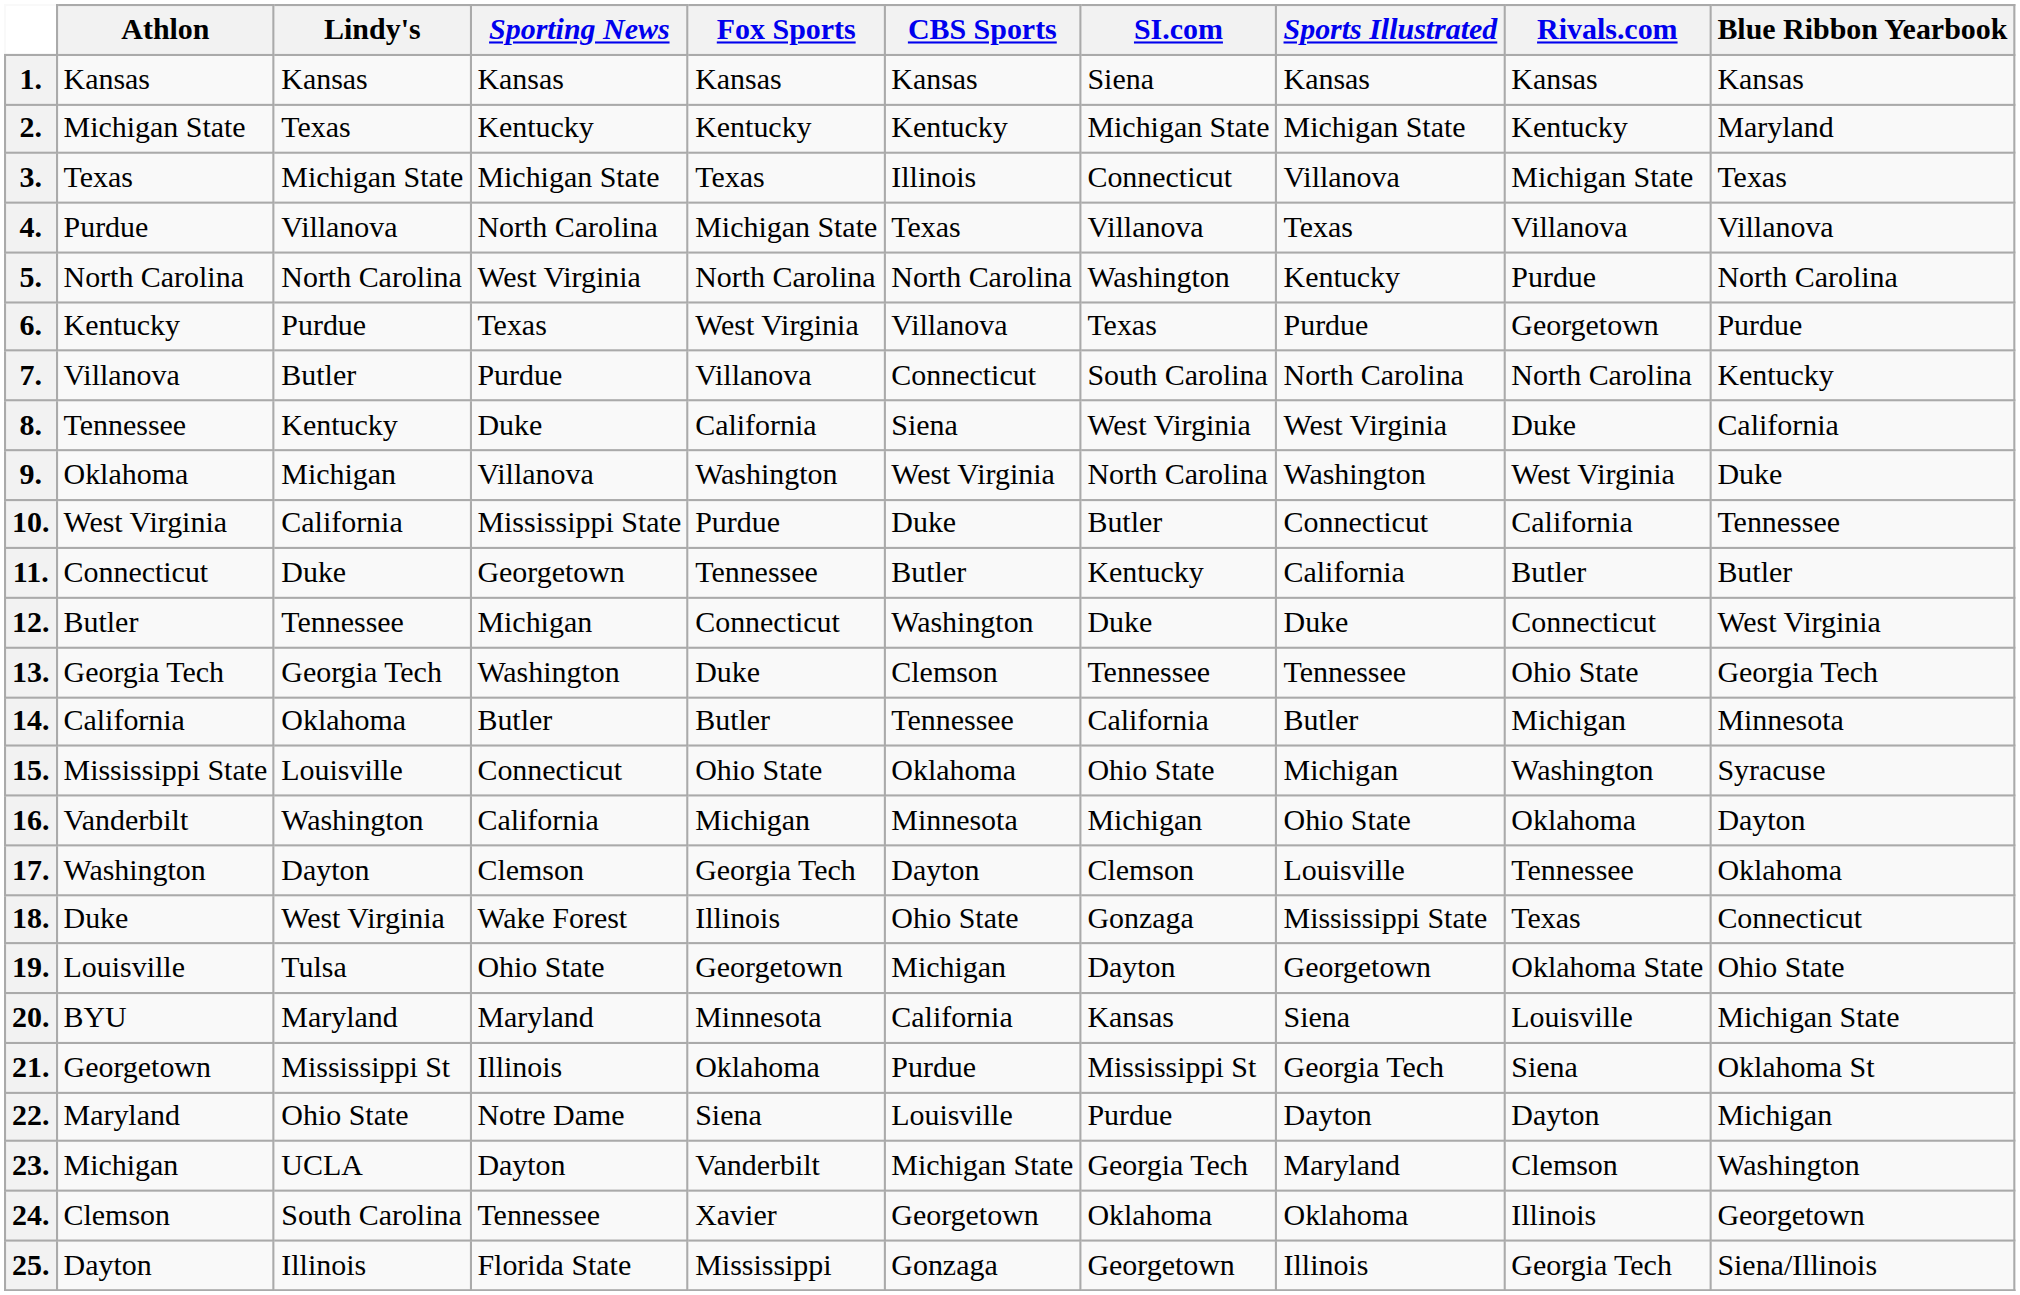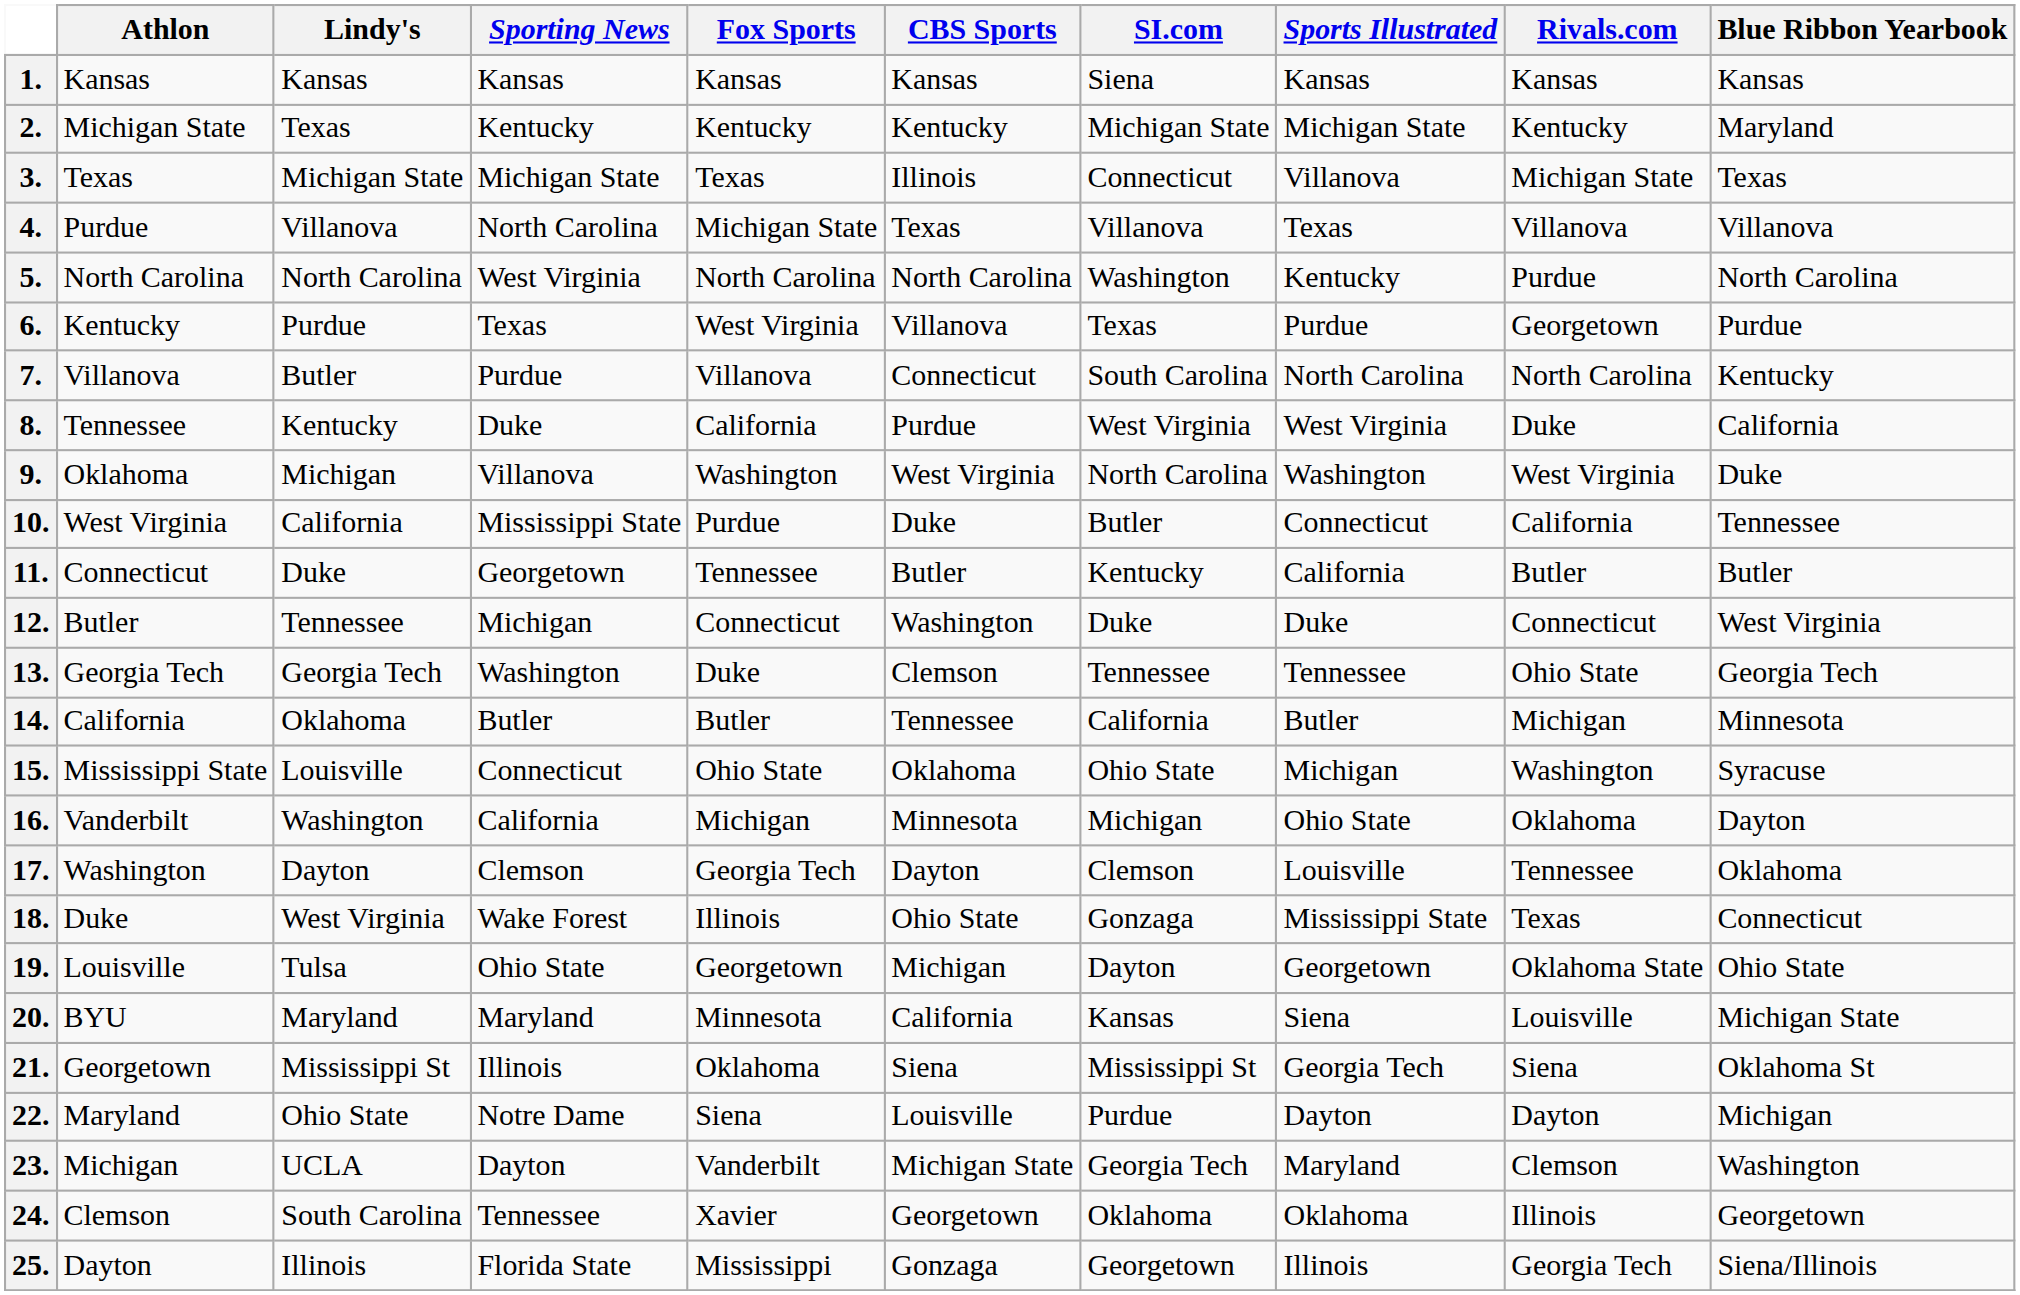(925, 424) Siena -> (934, 424) Purdue
(934, 1066) Purdue -> (925, 1066) Siena
